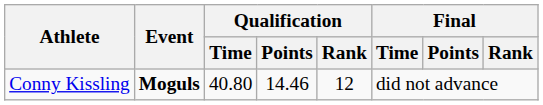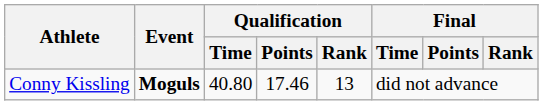(287, 84) 14.46 -> (287, 84) 17.46
(344, 84) 12 -> (344, 84) 13
